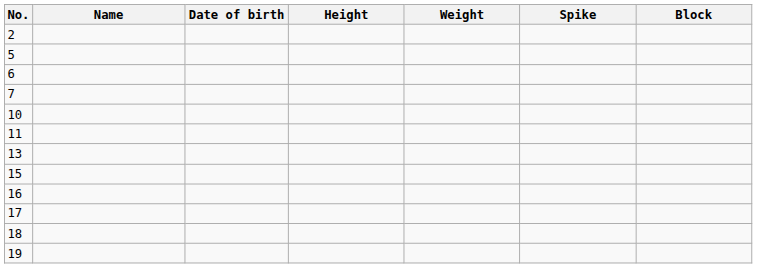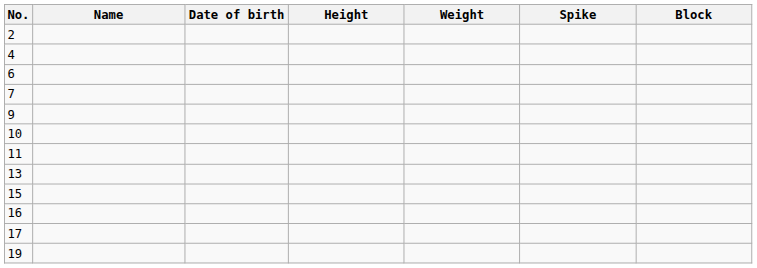+ row: (11, 54)
- row: (11, 54)
+ row: (11, 114)
- row: (15, 234)
